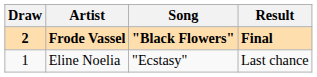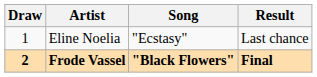rows swapped: (84, 60) <-> (87, 38)
